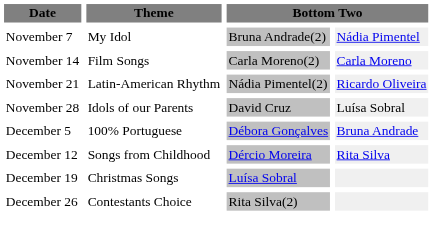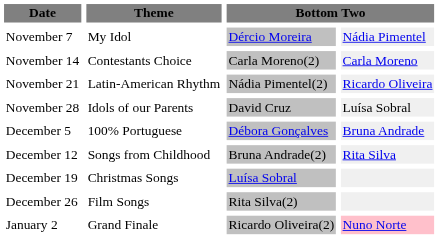(277, 36) Bruna Andrade(2) -> (270, 36) Dércio Moreira
(118, 60) Film Songs -> (140, 60) Contestants Choice
(270, 154) Dércio Moreira -> (277, 154) Bruna Andrade(2)
(140, 201) Contestants Choice -> (118, 201) Film Songs
+ row: (32, 225)
